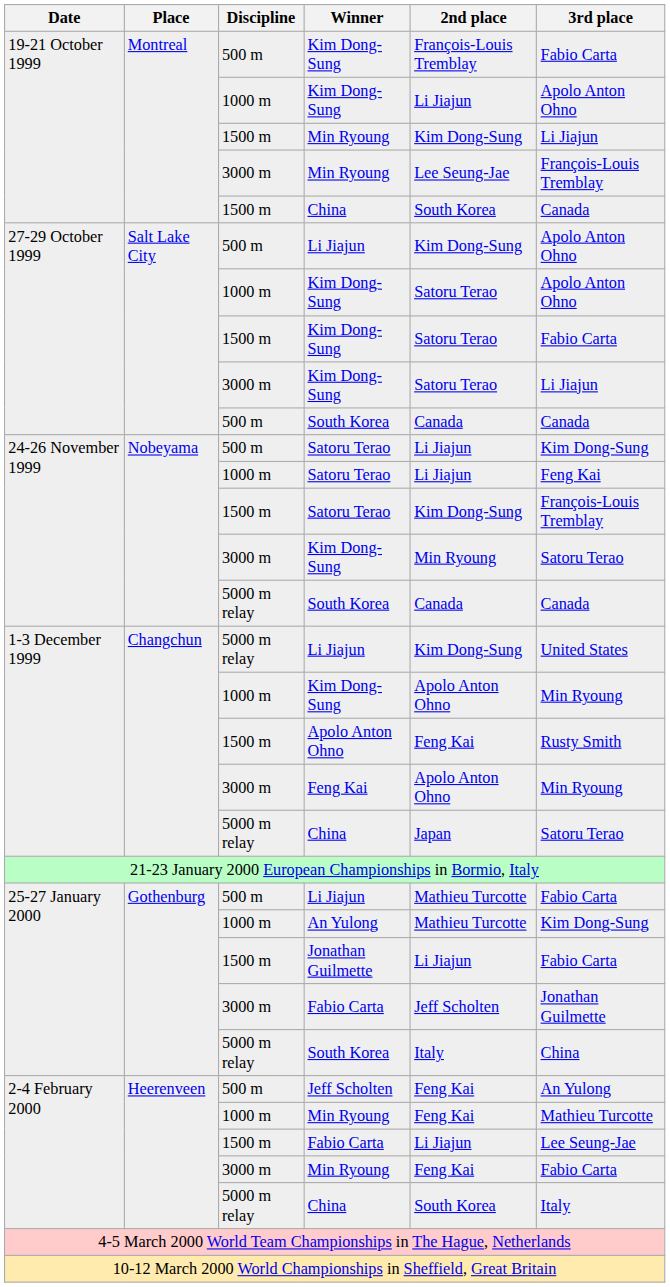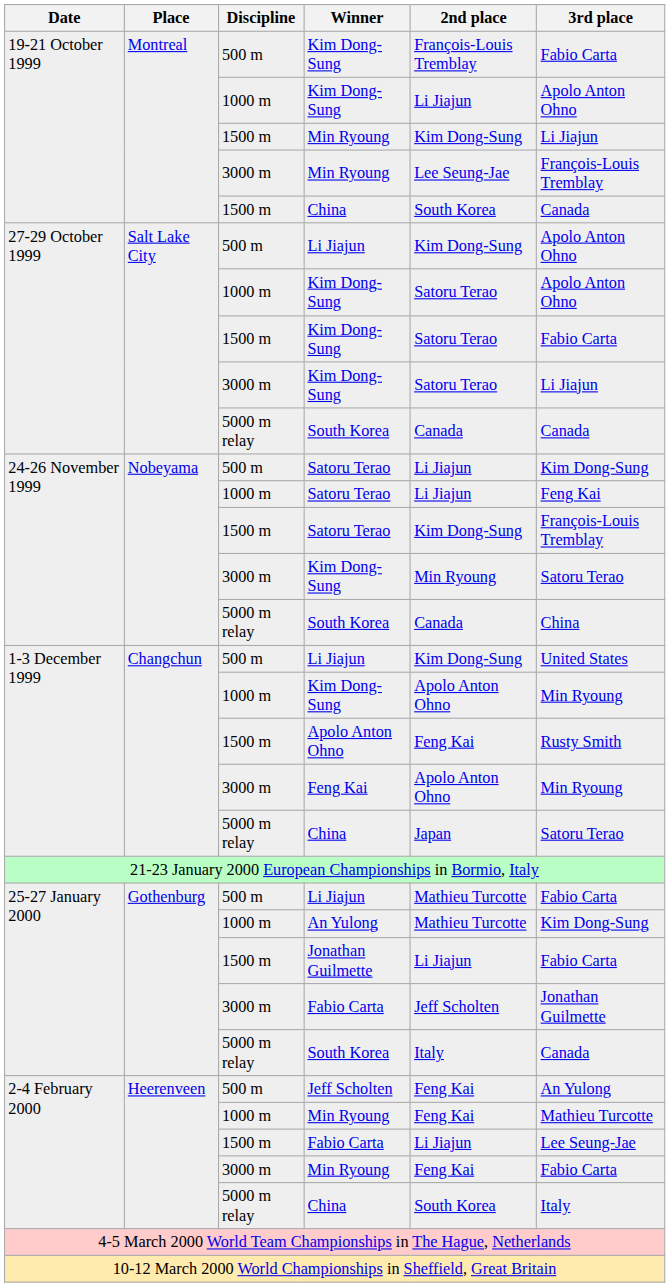(242, 420) 500 m -> (247, 430) 5000 m relay
(565, 603) Canada -> (560, 622) China
(247, 649) 5000 m relay -> (242, 658) 500 m
(560, 1052) China -> (565, 1052) Canada
